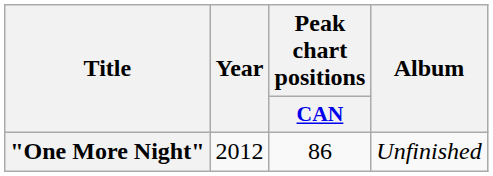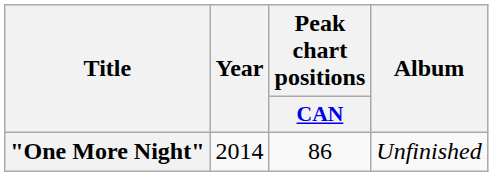(240, 151) 2012 -> (240, 151) 2014
